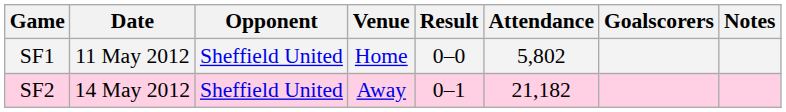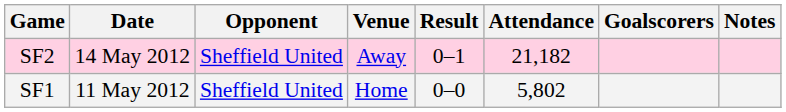rows swapped: (37, 55) <-> (37, 90)
